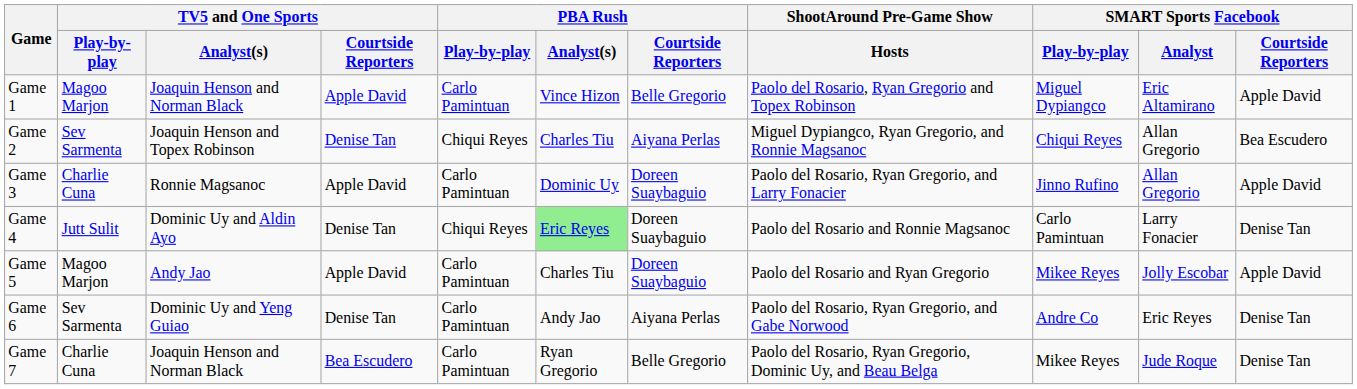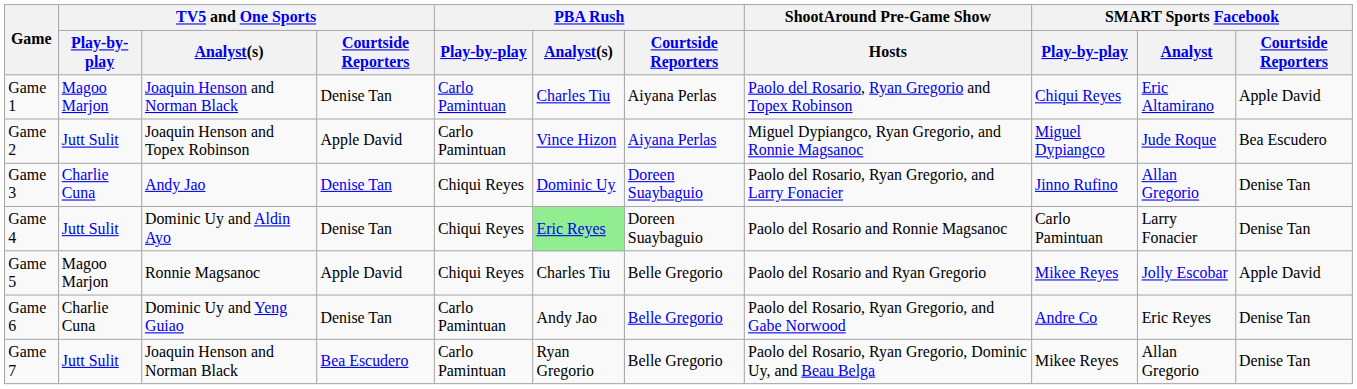(365, 96) Apple David -> (356, 96) Denise Tan
(580, 96) Vince Hizon -> (573, 96) Charles Tiu
(679, 96) Belle Gregorio -> (672, 96) Aiyana Perlas
(1071, 96) Miguel Dypiangco -> (1078, 96) Chiqui Reyes
(92, 140) Sev Sarmenta -> (90, 140) Jutt Sulit
(360, 140) Denise Tan -> (361, 140) Apple David
(485, 140) Chiqui Reyes -> (472, 140) Carlo Pamintuan
(577, 140) Charles Tiu -> (576, 140) Vince Hizon
(1079, 140) Chiqui Reyes -> (1070, 140) Miguel Dypiangco
(1171, 140) Allan Gregorio -> (1179, 140) Jude Roque
(208, 184) Ronnie Magsanoc -> (175, 184) Andy Jao
(365, 184) Apple David -> (356, 184) Denise Tan
(476, 184) Carlo Pamintuan -> (481, 184) Chiqui Reyes
(1280, 184) Apple David -> (1275, 184) Denise Tan
(180, 272) Andy Jao -> (203, 272) Ronnie Magsanoc
(476, 272) Carlo Pamintuan -> (481, 272) Chiqui Reyes
(669, 272) Doreen Suaybaguio -> (675, 272) Belle Gregorio
(92, 316) Sev Sarmenta -> (85, 316) Charlie Cuna
(675, 316) Aiyana Perlas -> (675, 316) Belle Gregorio
(85, 361) Charlie Cuna -> (90, 361) Jutt Sulit
(1180, 361) Jude Roque -> (1170, 361) Allan Gregorio
